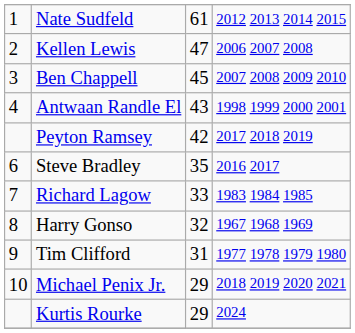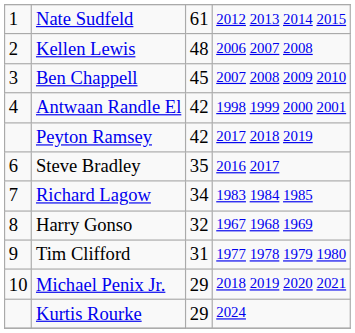(199, 48) 47 -> (199, 48) 48
(199, 107) 43 -> (199, 107) 42
(199, 195) 33 -> (199, 195) 34
